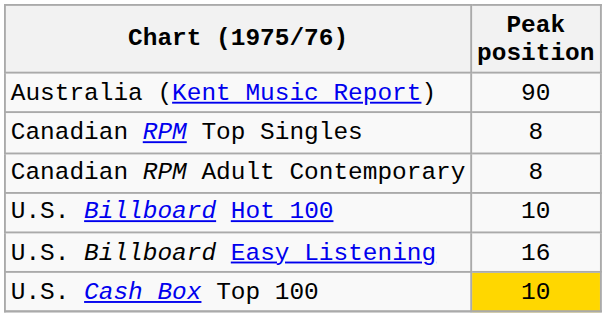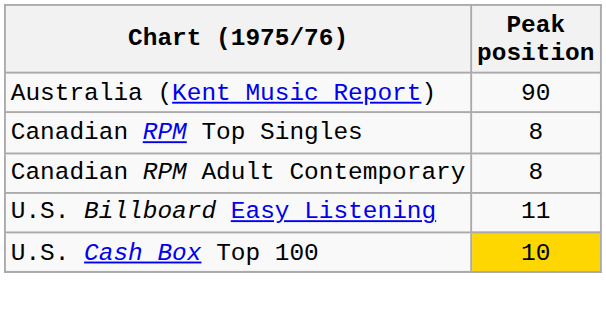- row: (172, 212)
(536, 252) 16 -> (536, 212) 11
